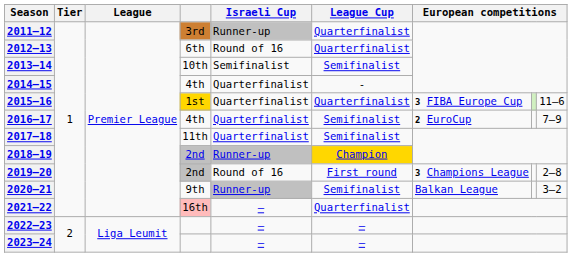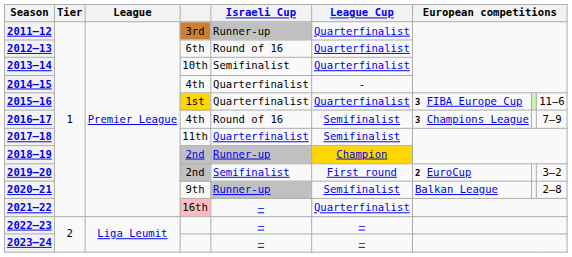(362, 66) Semifinalist -> (362, 66) Quarterfinalist
(261, 119) Quarterfinalist -> (248, 119) Round of 16
(443, 119) 2 EuroCup -> (472, 119) 3 Champions League
(248, 172) Round of 16 -> (251, 172) Semifinalist
(472, 172) 3 Champions League -> (443, 172) 2 EuroCup
(552, 172) 2–8 -> (552, 172) 3–2
(552, 190) 3–2 -> (552, 190) 2–8
